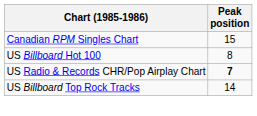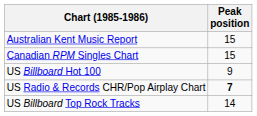+ row: (72, 39)
(230, 55) 8 -> (230, 71) 9
